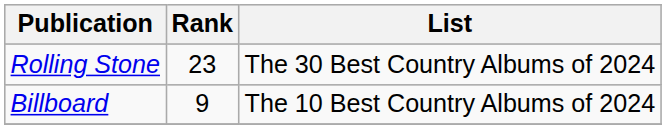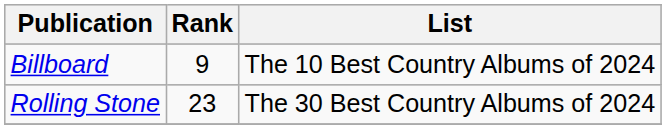rows swapped: (59, 104) <-> (85, 64)
